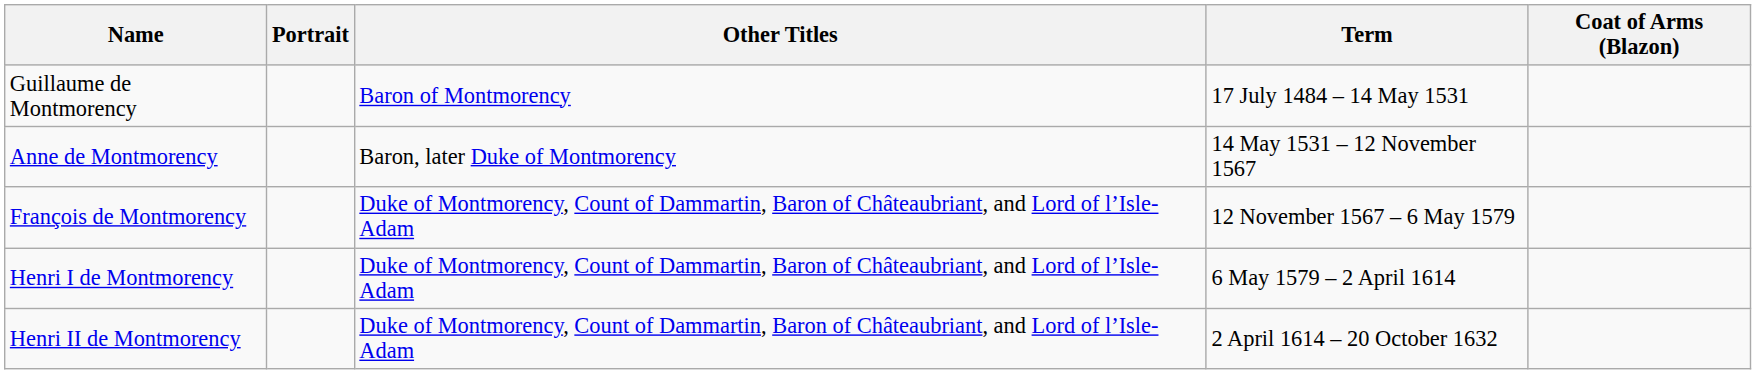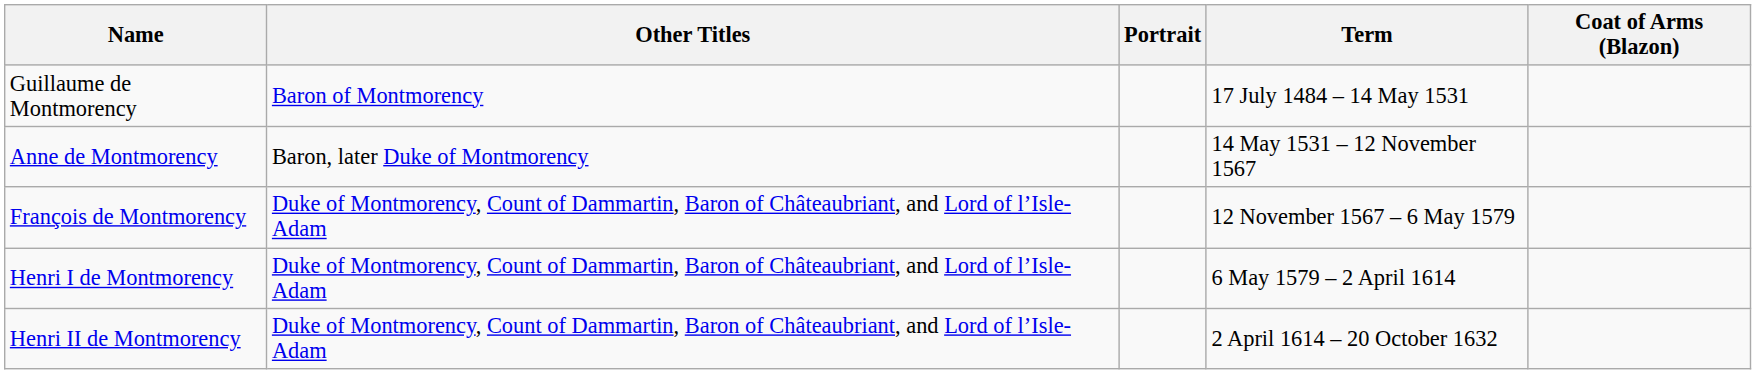columns swapped: (780, 34) <-> (310, 34)
